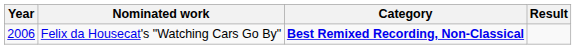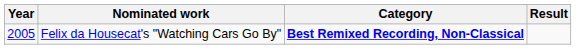(21, 34) 2006 -> (21, 34) 2005
